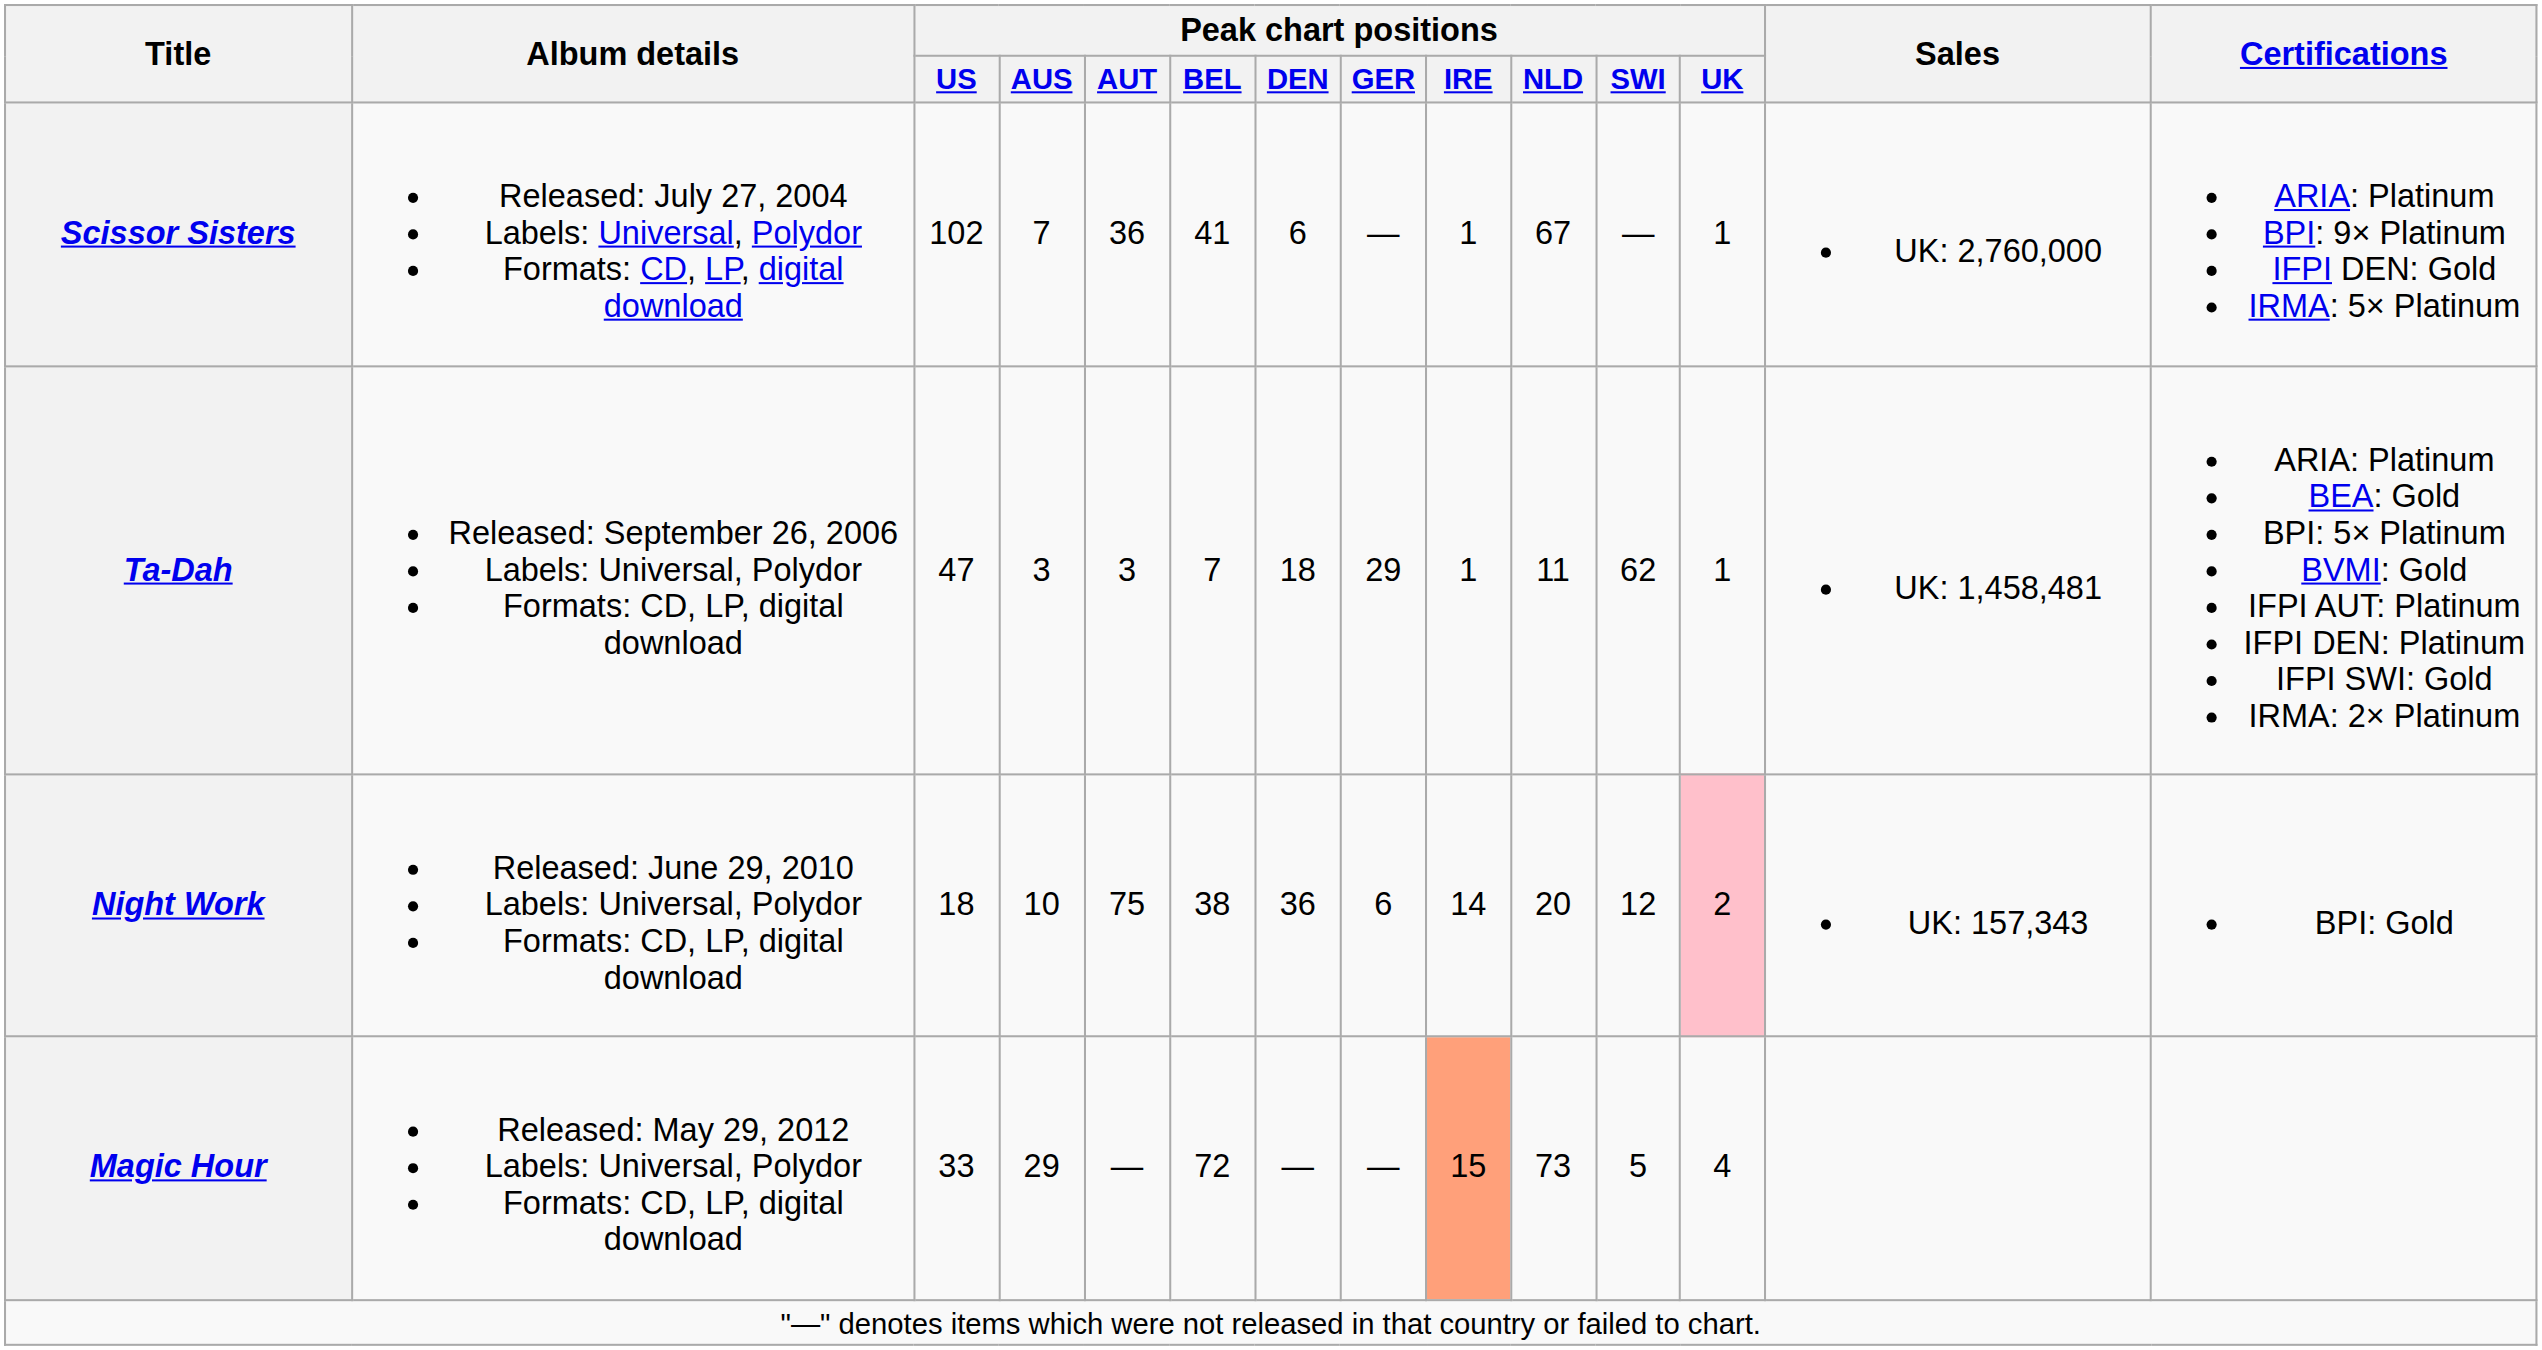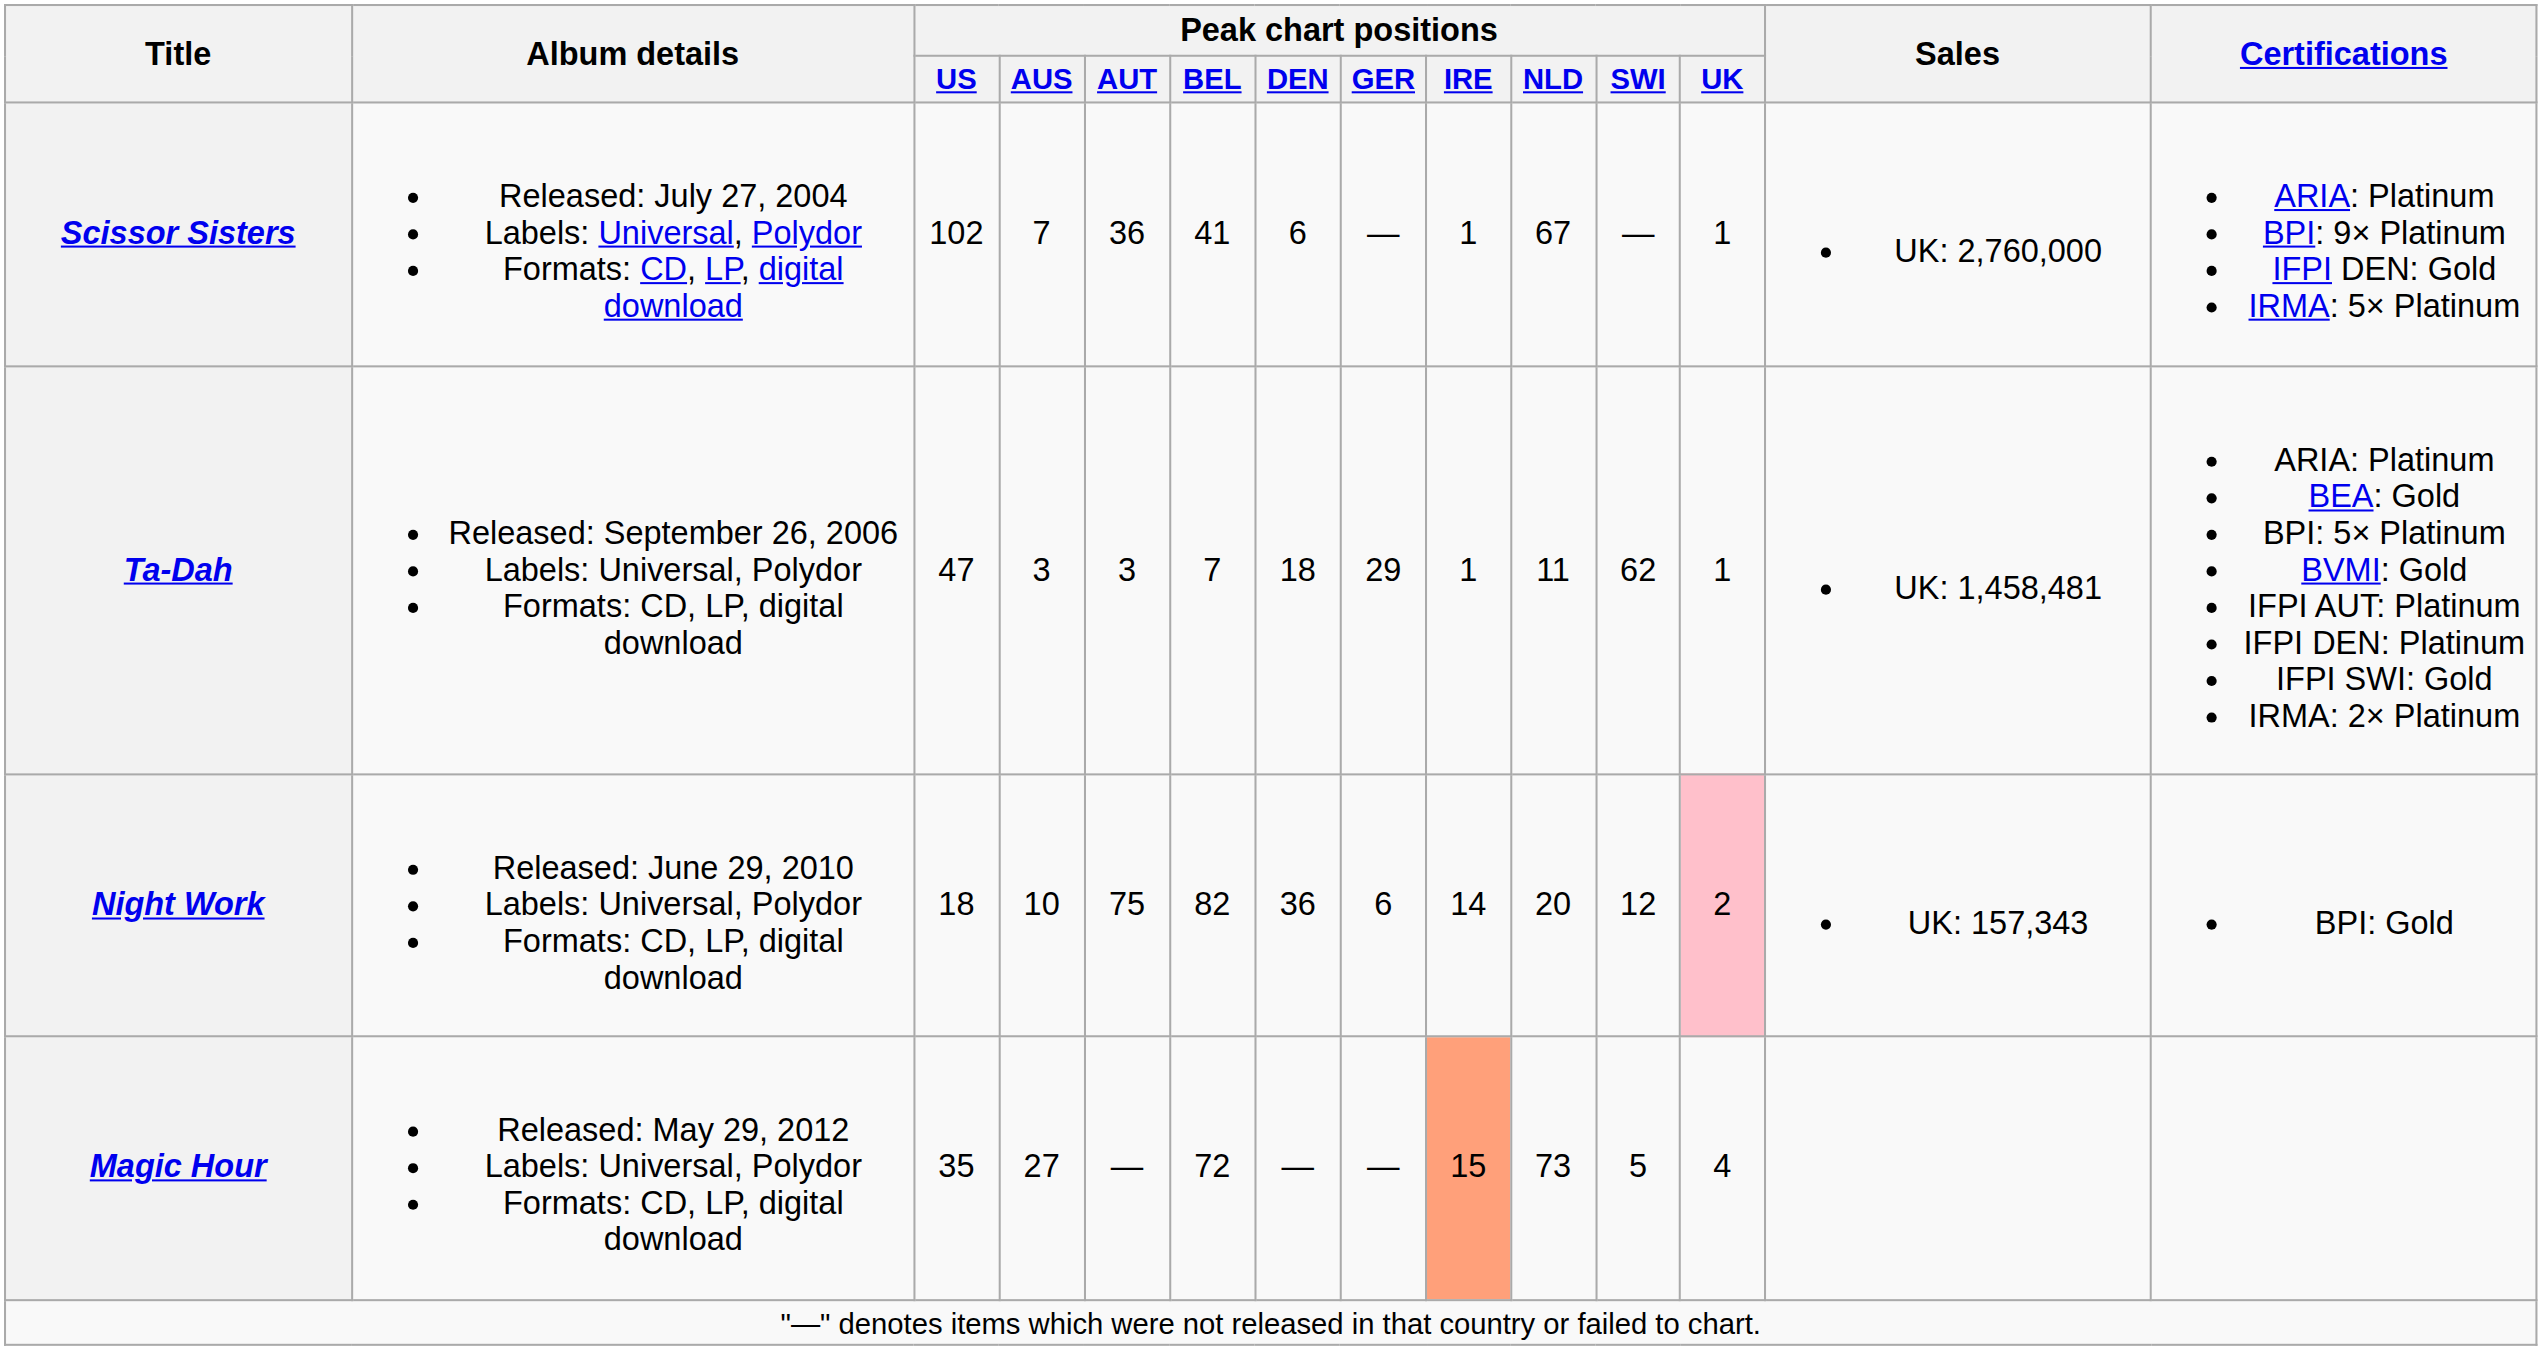(1212, 904) 38 -> (1212, 904) 82
(956, 1167) 33 -> (956, 1167) 35
(1042, 1167) 29 -> (1042, 1167) 27
